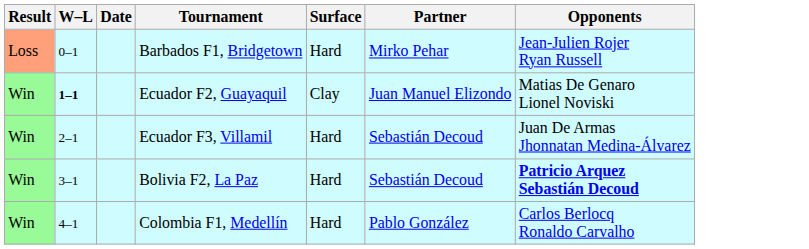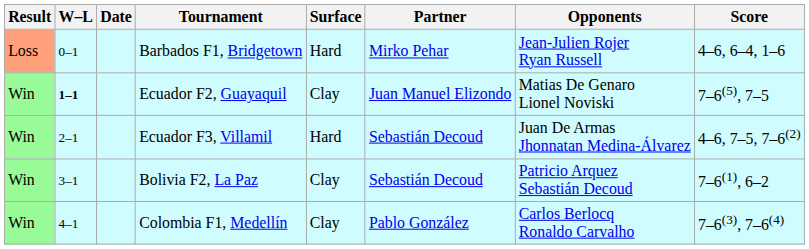+ column: (749, 17)
(326, 179) Hard -> (325, 179) Clay
(579, 179) bold -> (576, 179) normal
(326, 222) Hard -> (325, 222) Clay
